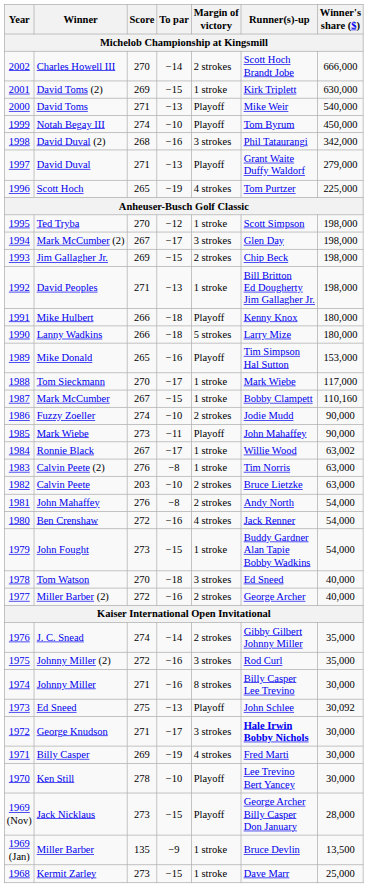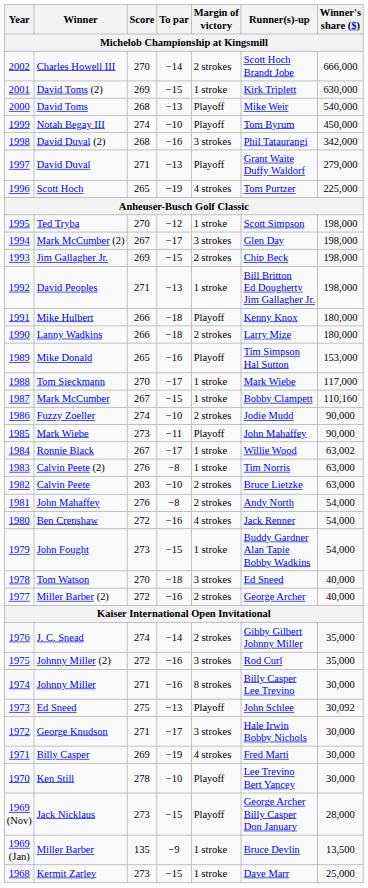(142, 107) 271 -> (142, 107) 268
(212, 334) 5 strokes -> (212, 334) 2 strokes
(276, 731) bold -> (275, 731) normal
